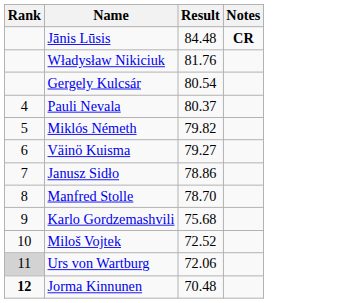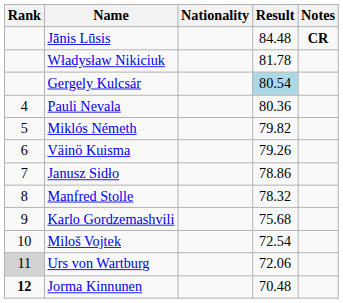+ column: (215, 15)
(200, 60) 81.76 -> (275, 60) 81.78
(200, 83) no background -> (275, 83) lightblue background
(200, 106) 80.37 -> (275, 106) 80.36
(200, 151) 79.27 -> (275, 151) 79.26
(200, 196) 78.70 -> (275, 196) 78.32
(200, 241) 72.52 -> (275, 241) 72.54
